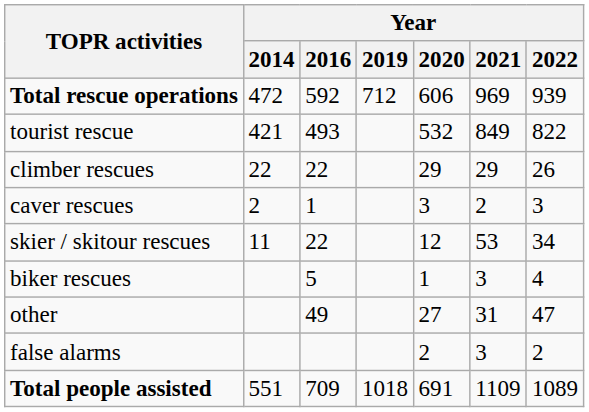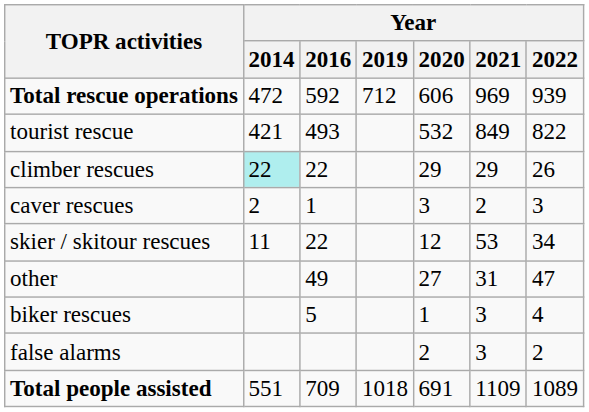(260, 168) no background -> (260, 168) paleturquoise background
rows swapped: (70, 278) <-> (34, 315)
